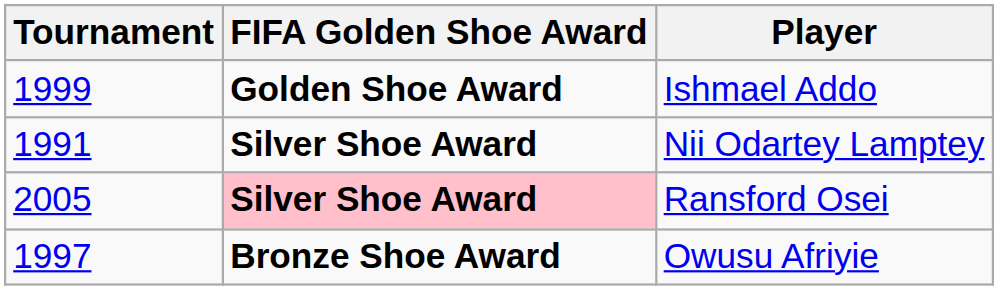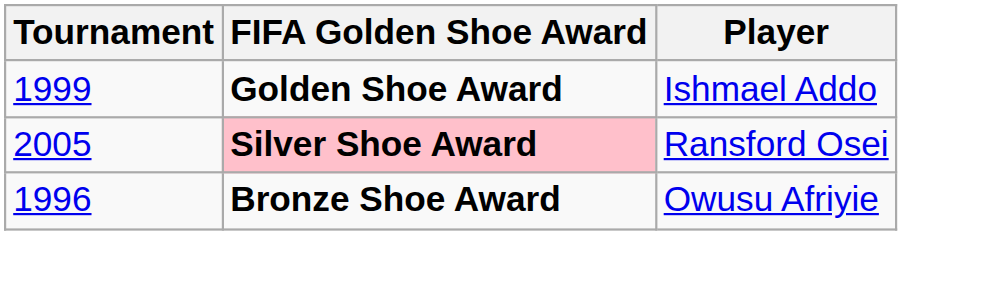- row: (824, 144)
(52, 255) 1997 -> (52, 199) 1996
